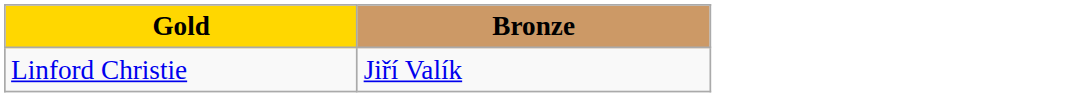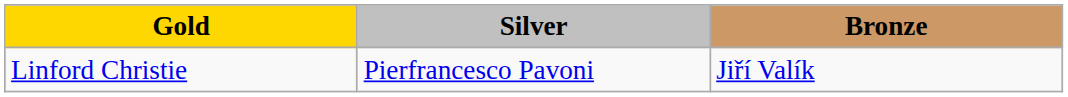+ column: (534, 26)
